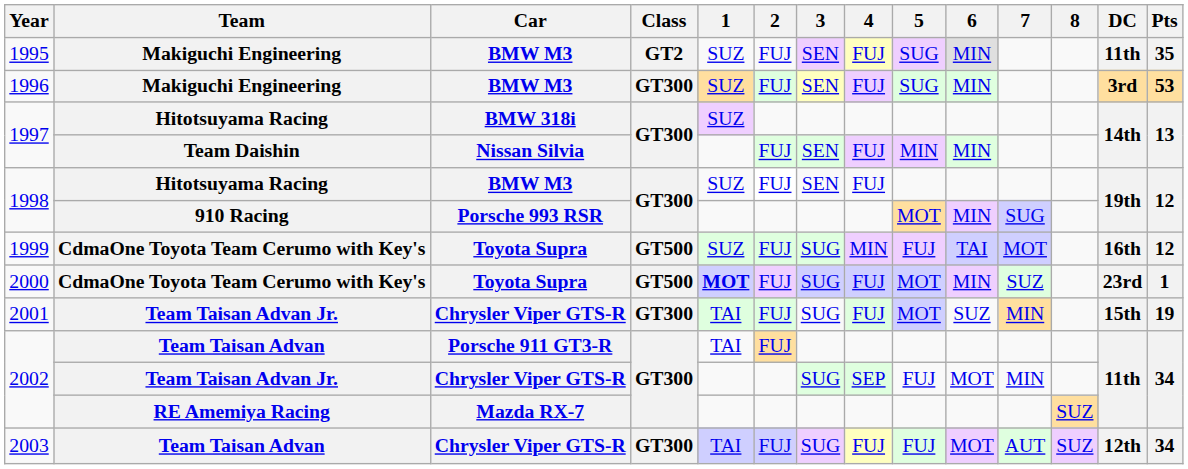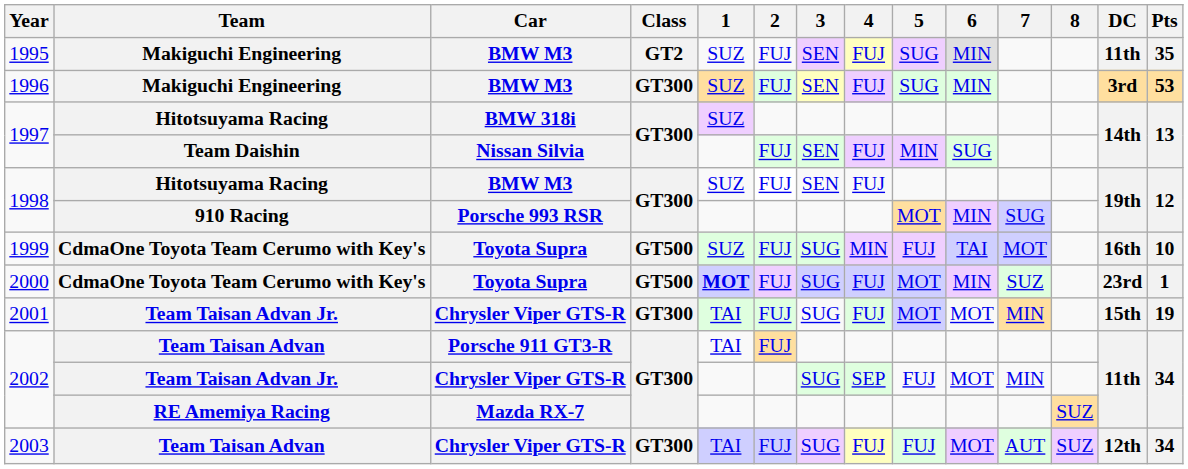(972, 151) MIN -> (972, 151) SUG
(1165, 248) 12 -> (1165, 248) 10
(972, 313) SUZ -> (972, 313) MOT
